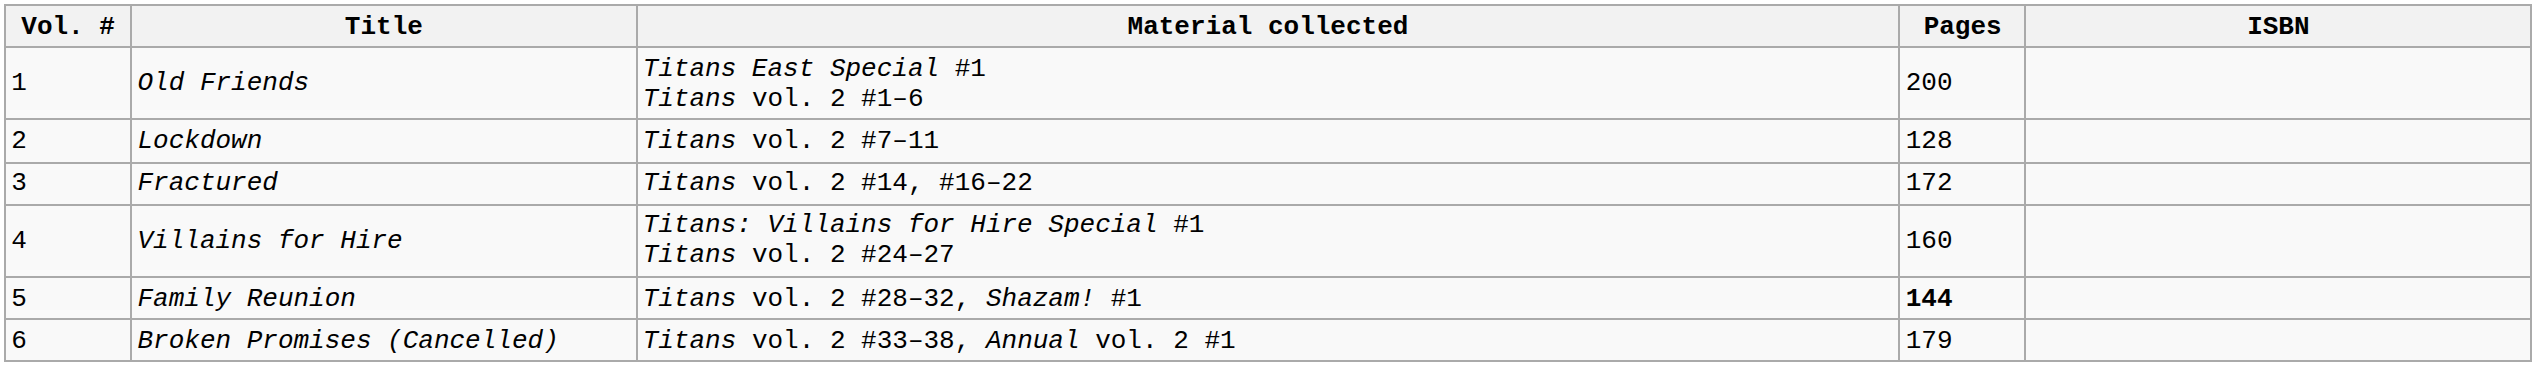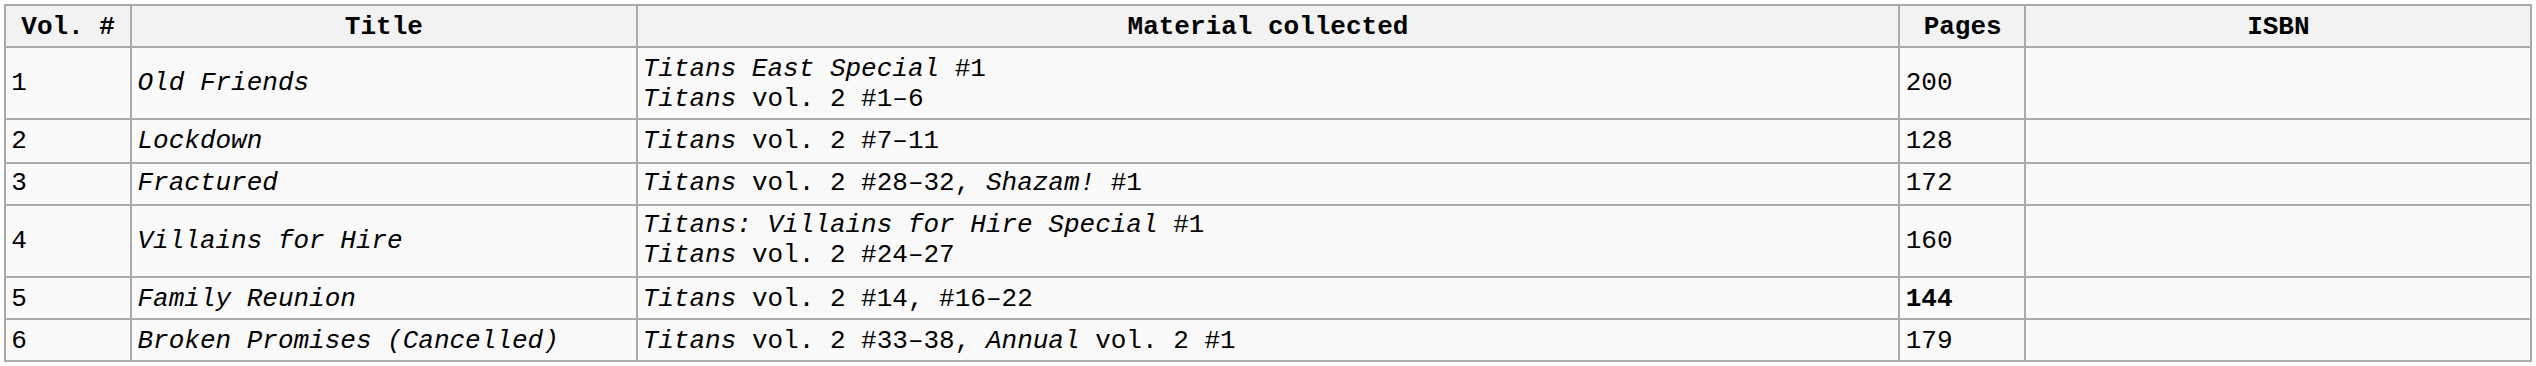(838, 183) Titans vol. 2 #14, #16–22 -> (892, 183) Titans vol. 2 #28–32, Shazam! #1
(892, 298) Titans vol. 2 #28–32, Shazam! #1 -> (838, 298) Titans vol. 2 #14, #16–22
